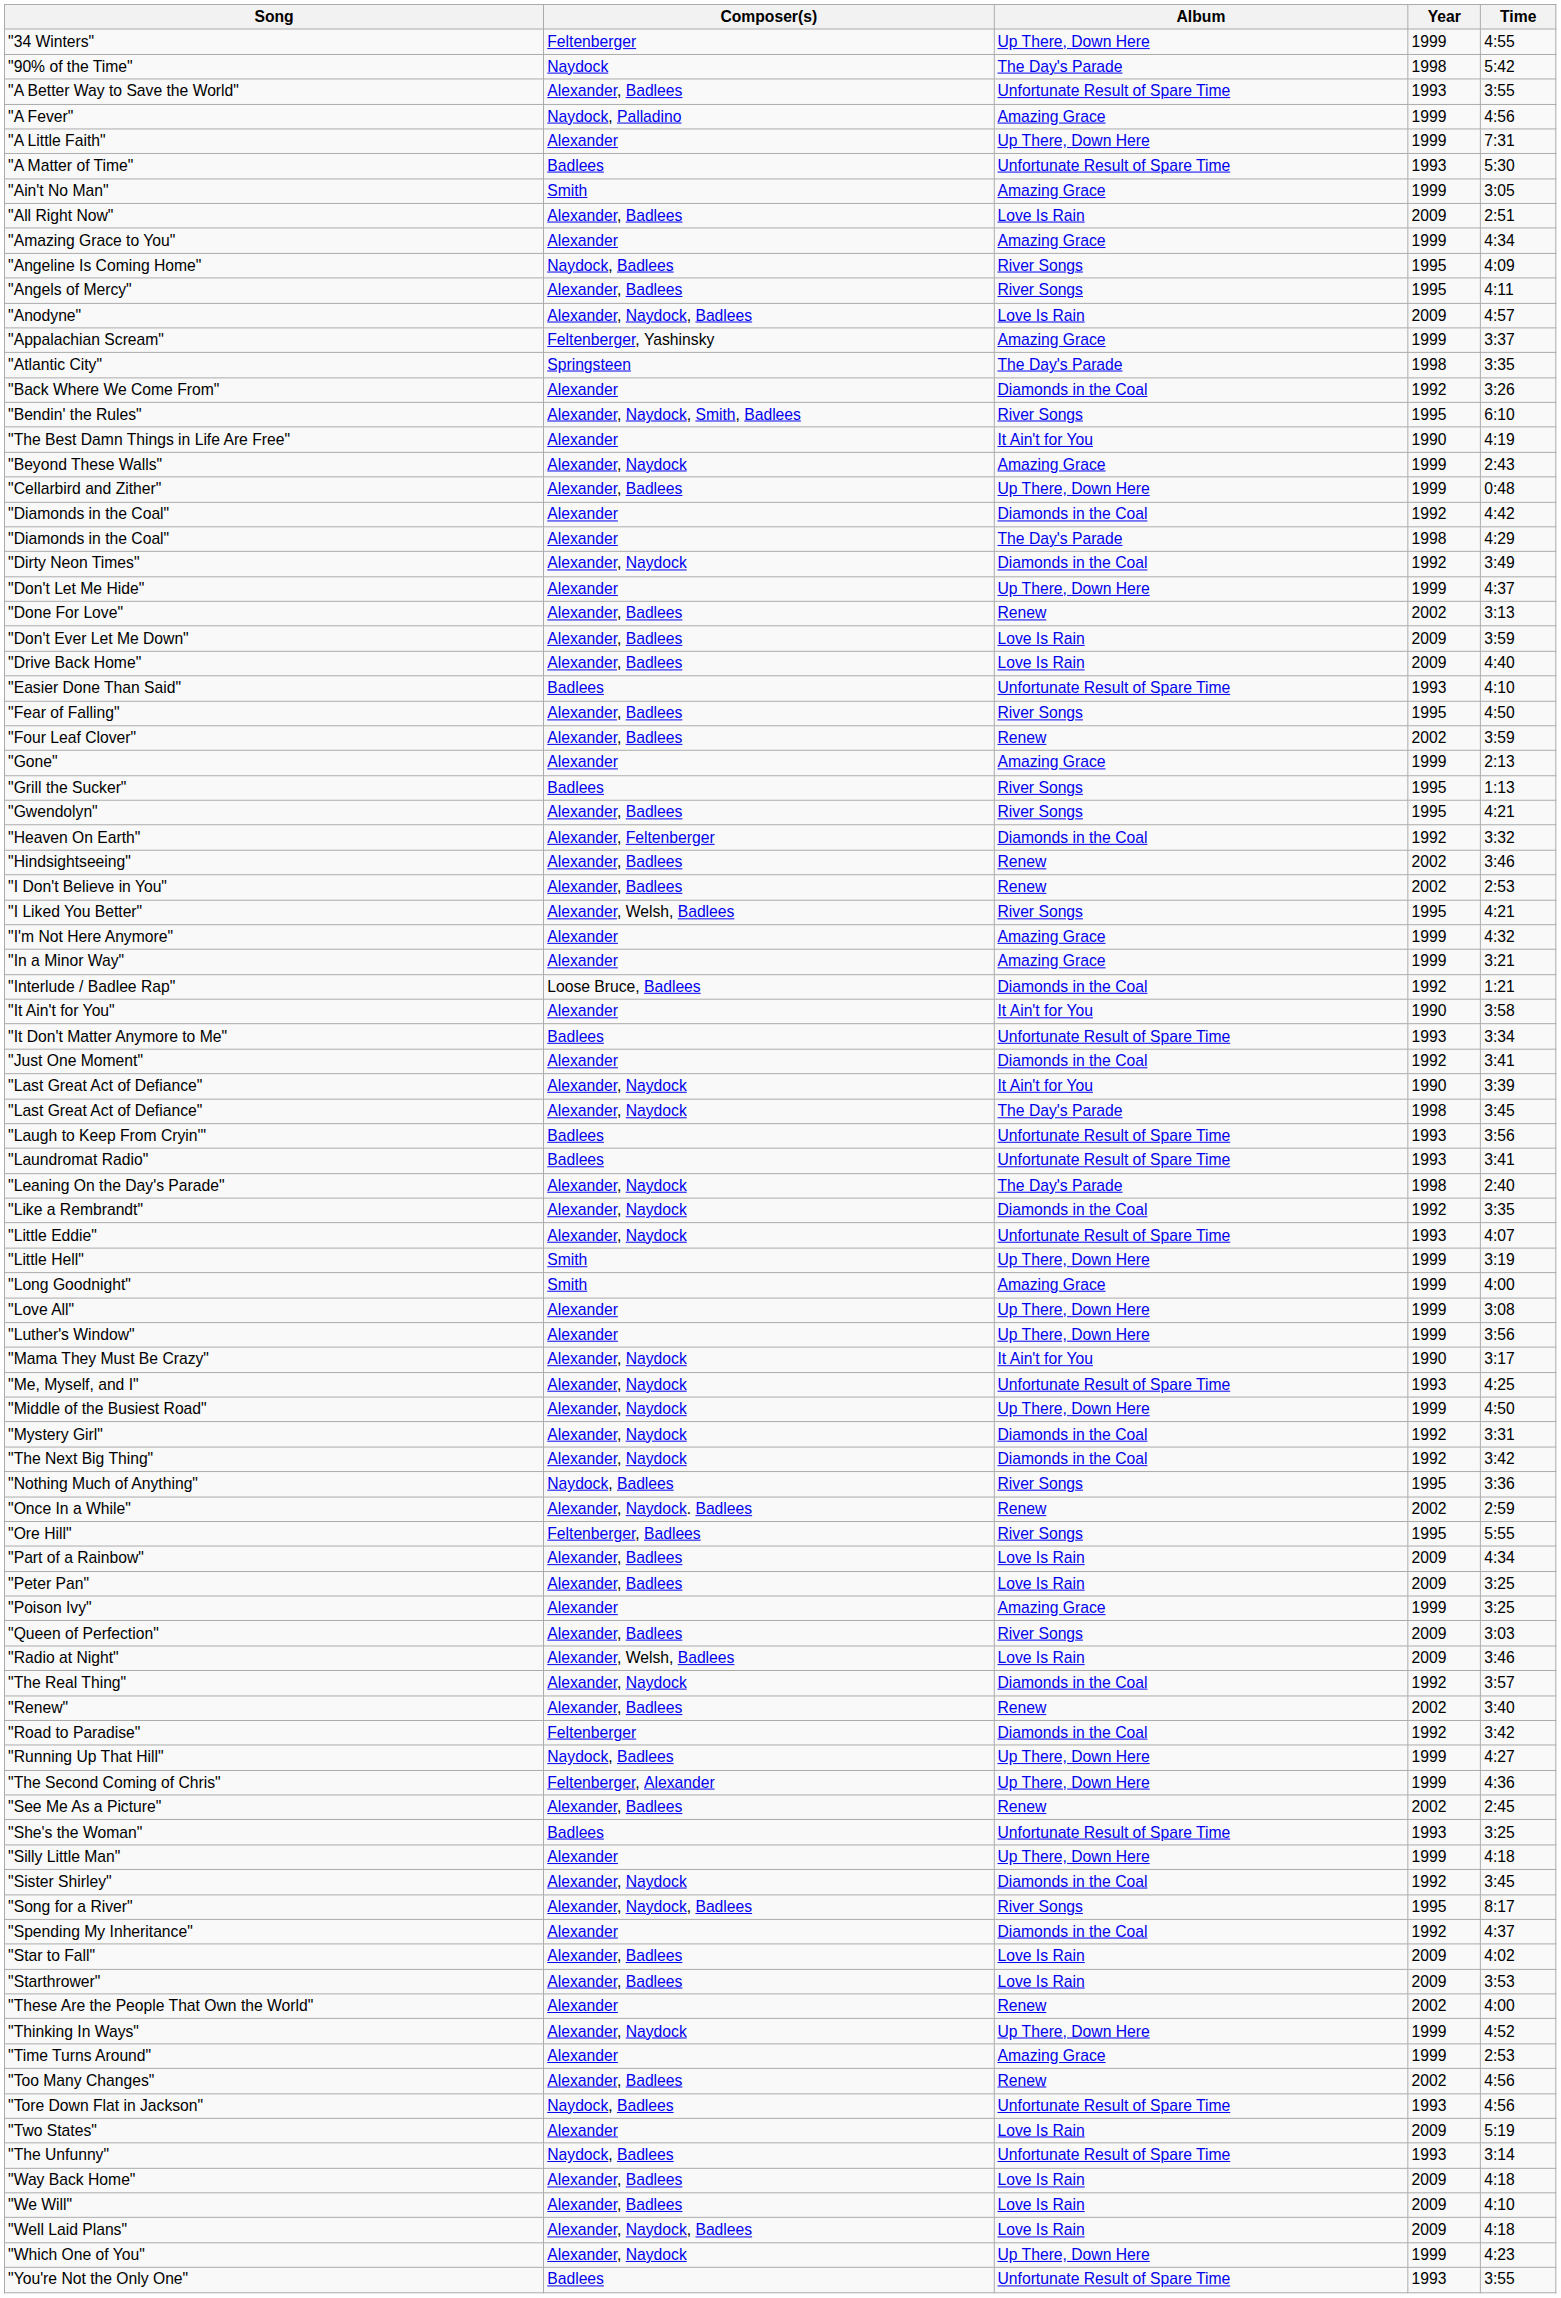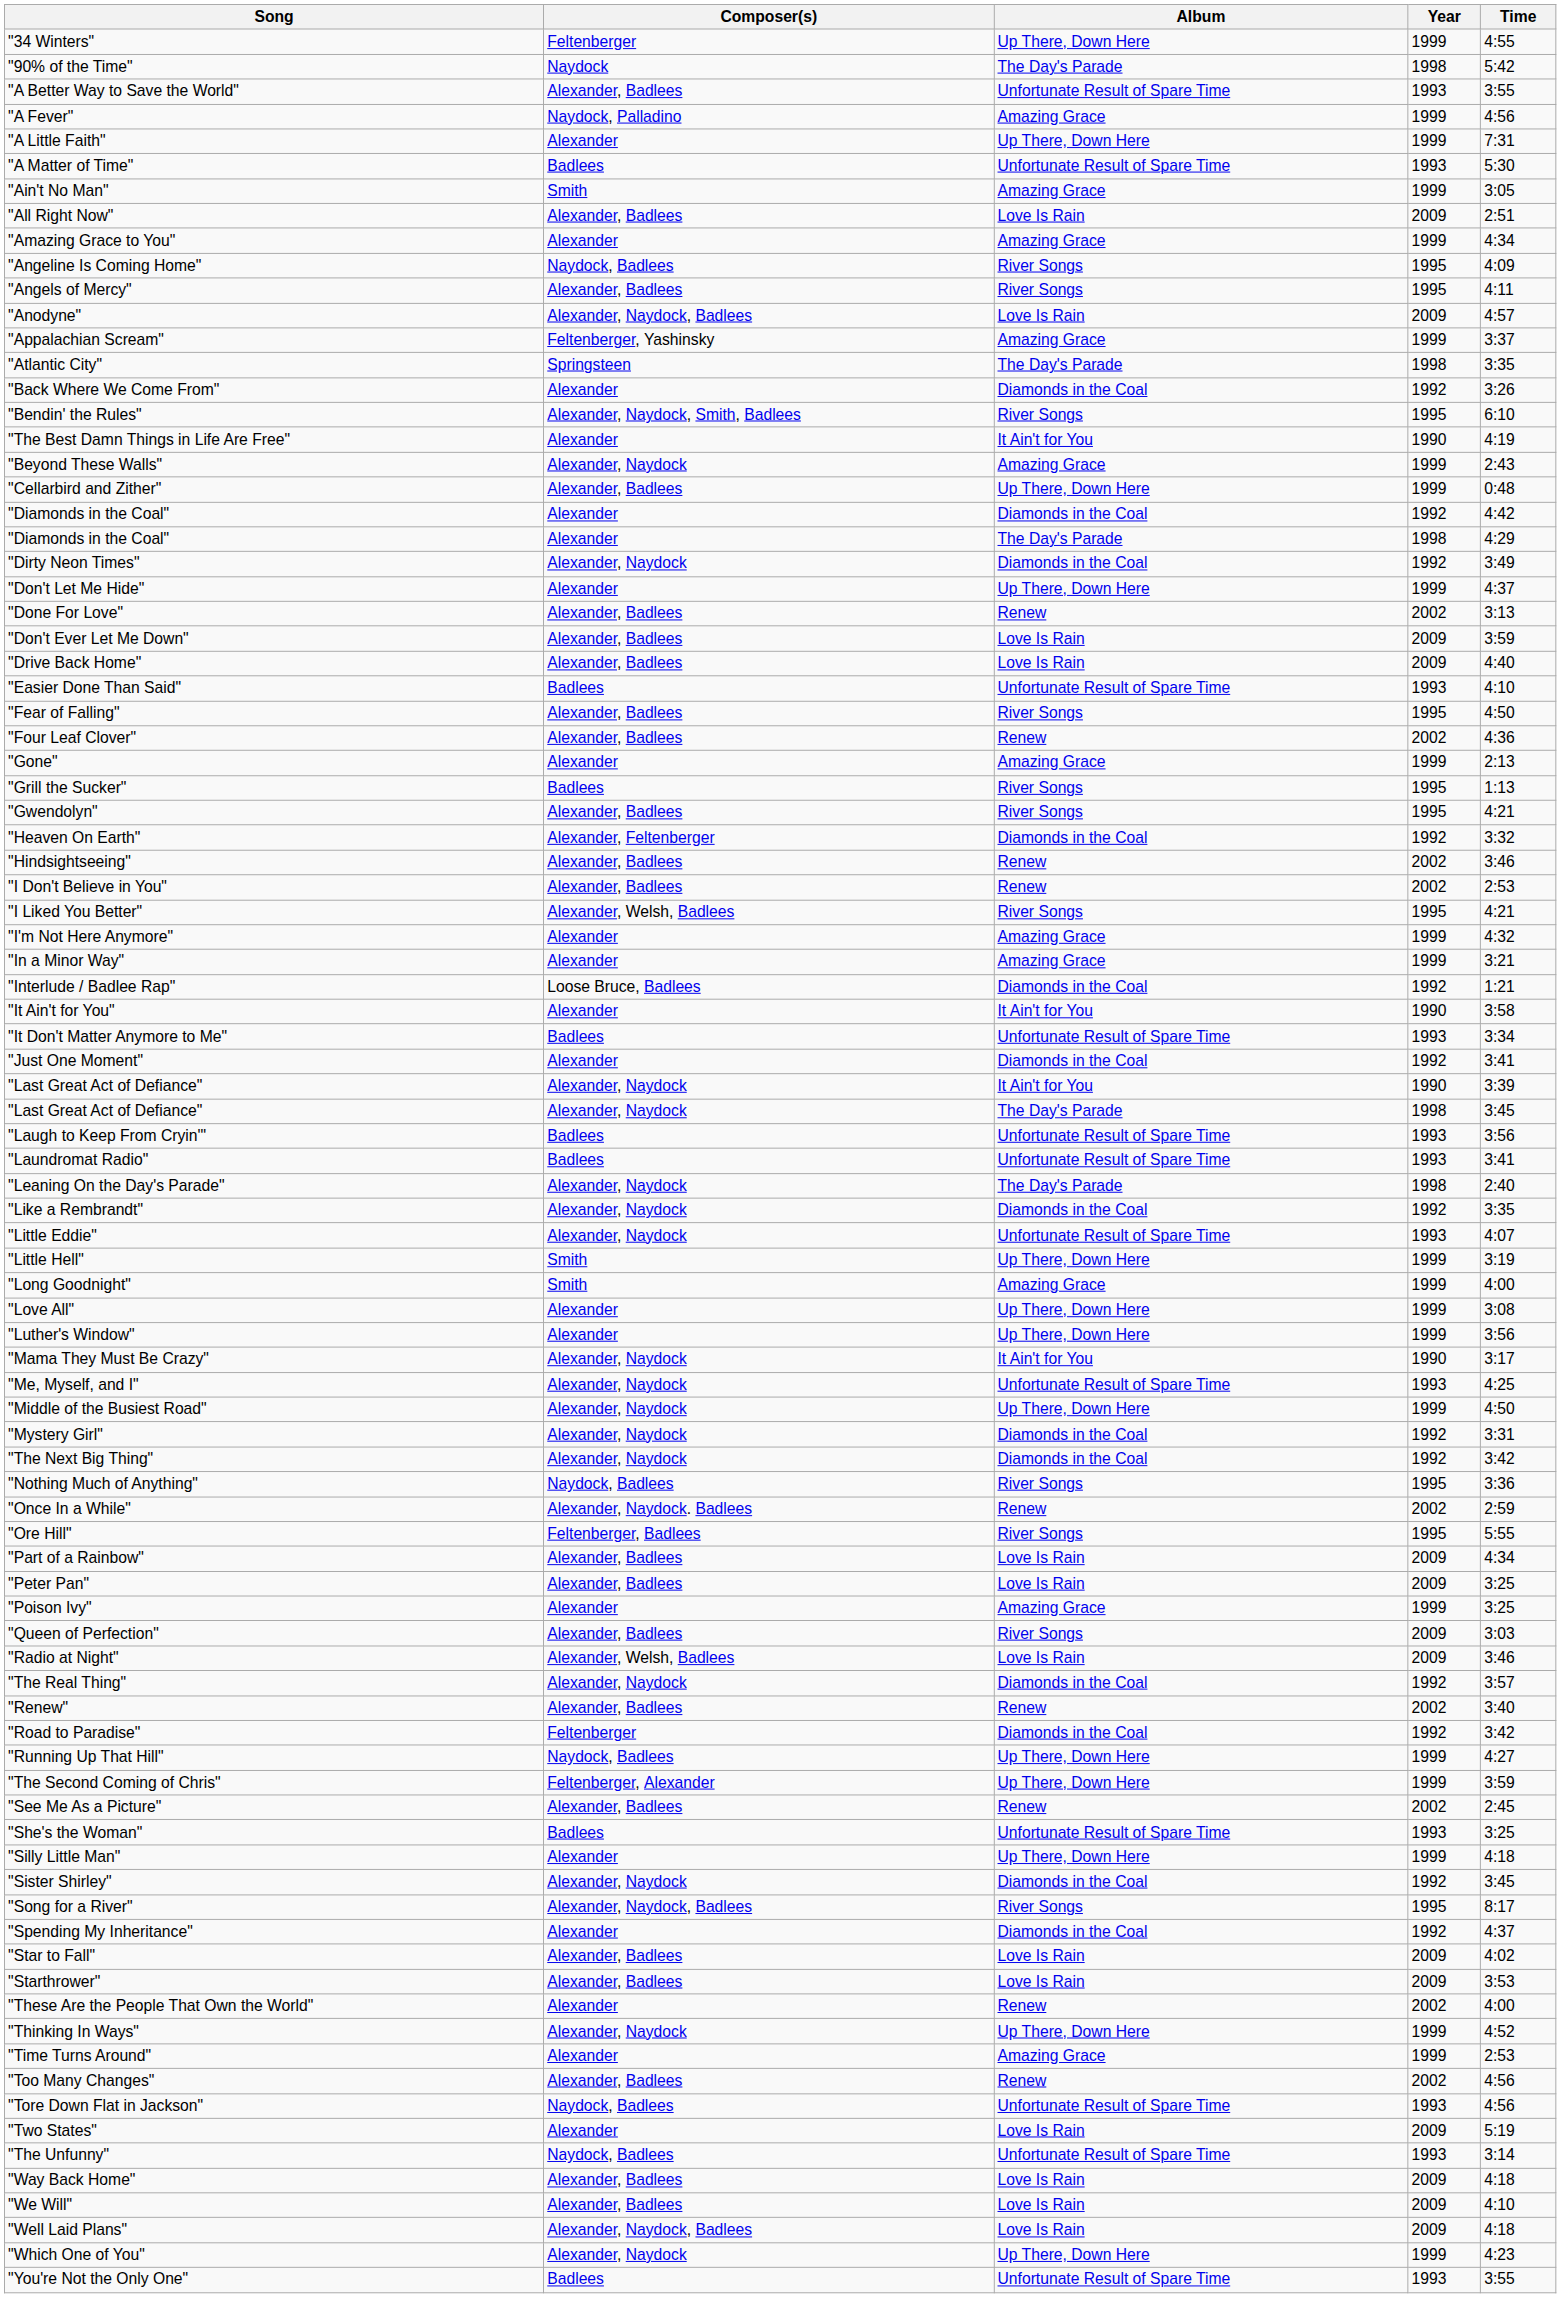(1500, 738) 3:59 -> (1500, 738) 4:36
(1500, 1782) 4:36 -> (1500, 1782) 3:59
